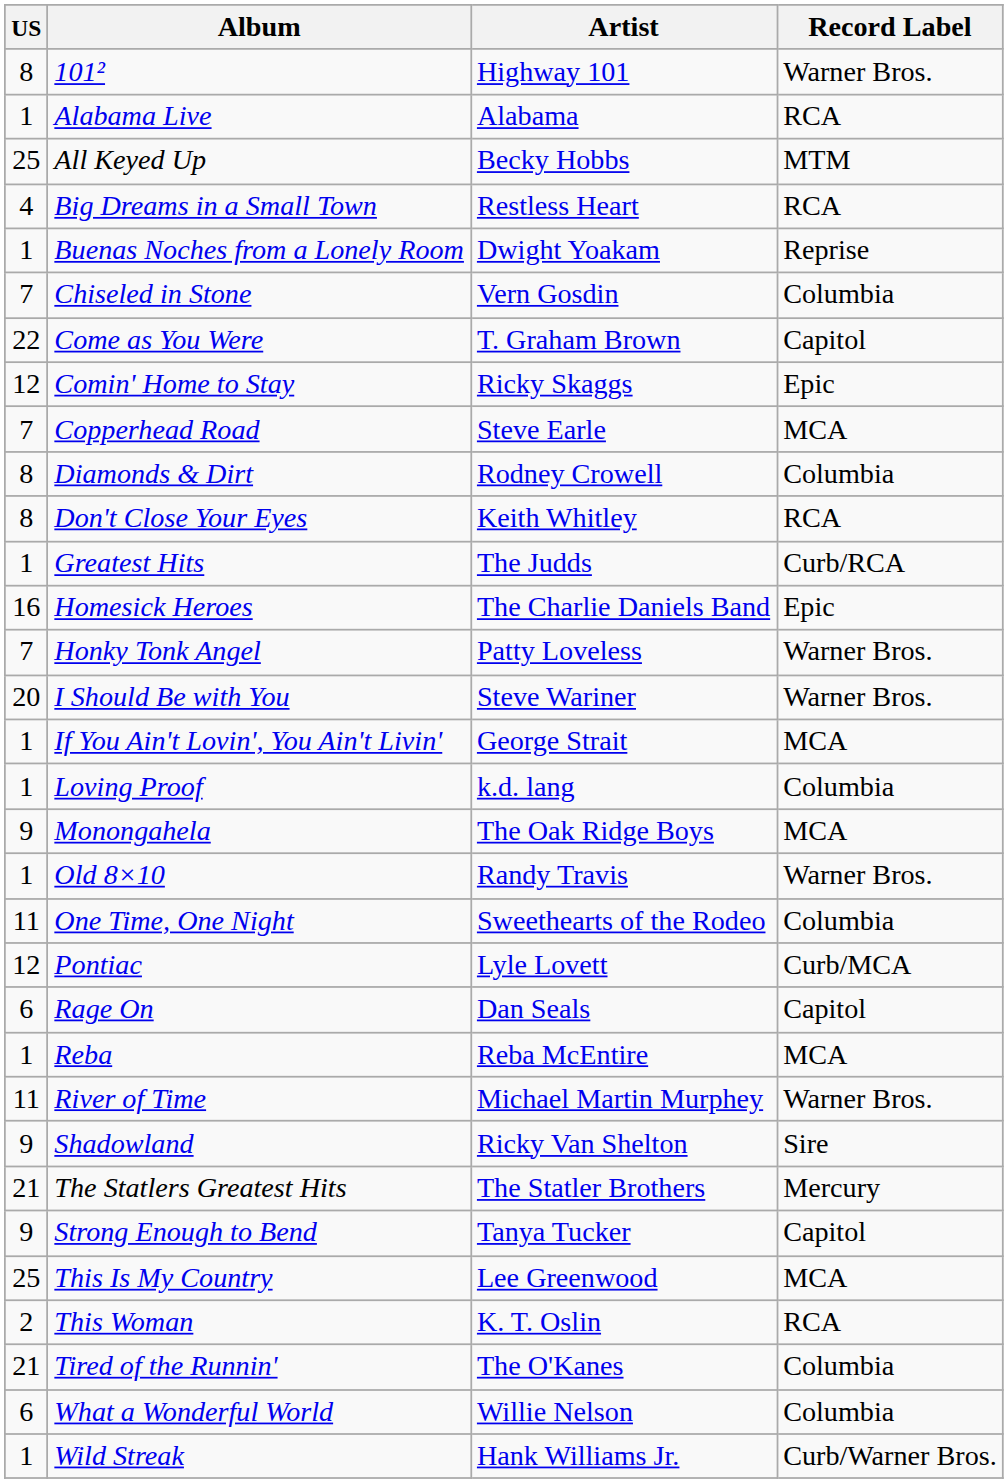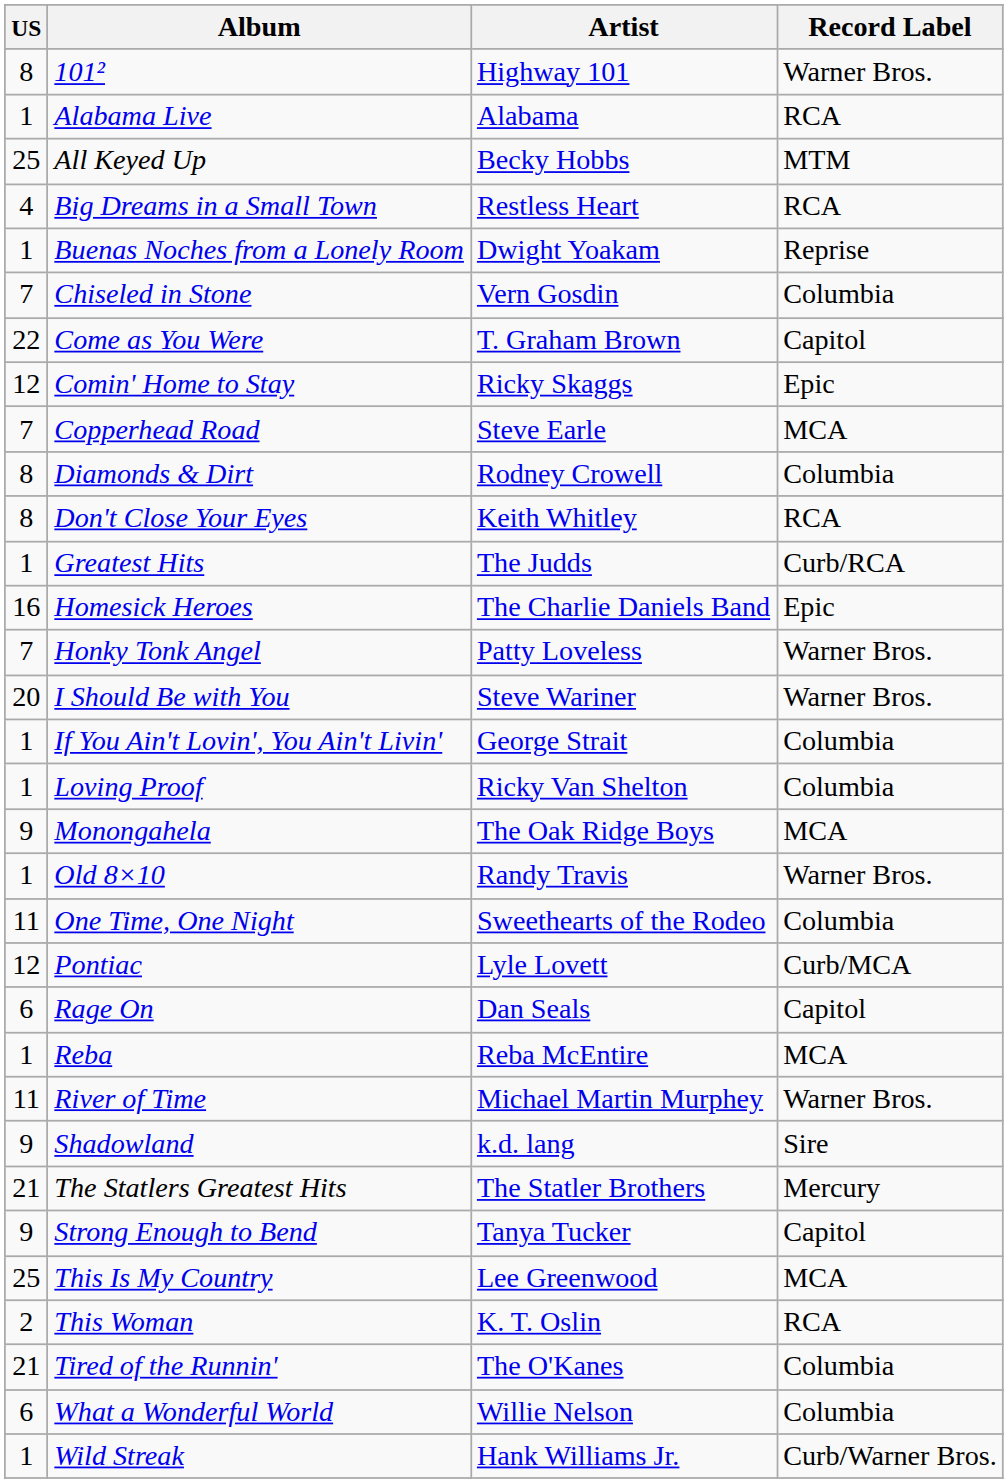(815, 741) MCA -> (839, 741) Columbia
(526, 786) k.d. lang -> (582, 786) Ricky Van Shelton
(582, 1143) Ricky Van Shelton -> (526, 1143) k.d. lang
